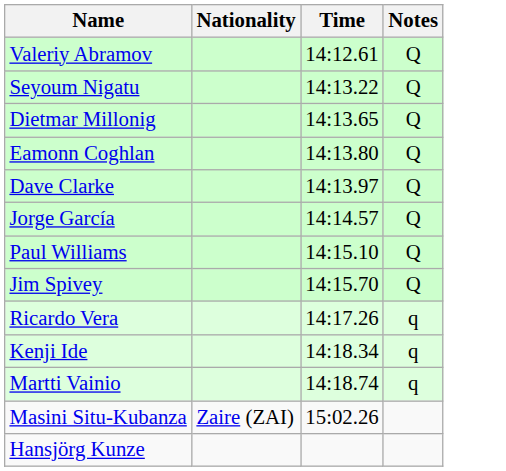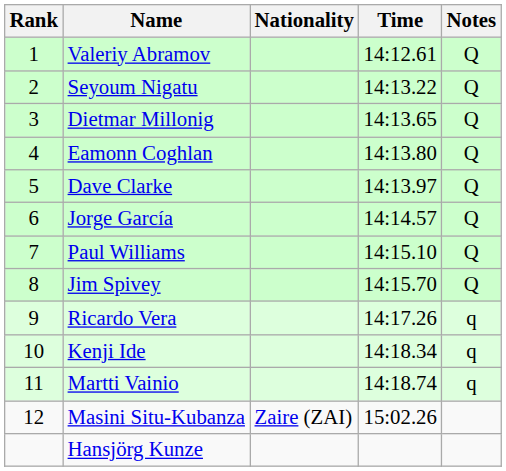+ column: (34, 20)
